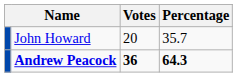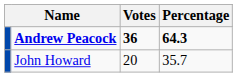rows swapped: (65, 60) <-> (52, 38)
